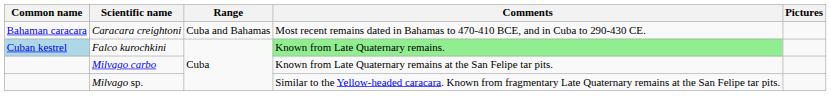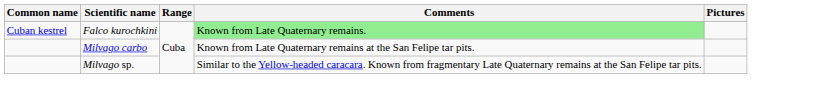- row: (137, 30)
(37, 47) lightblue background -> (37, 30) no background
